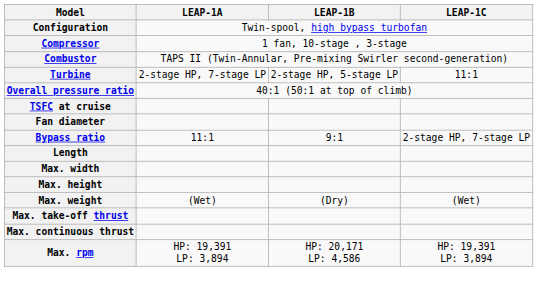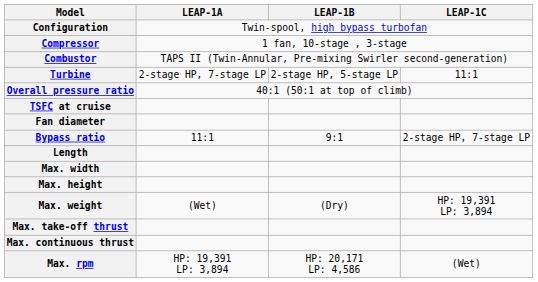(466, 200) (Wet) -> (466, 206) HP: 19,391 LP: 3,894
(466, 253) HP: 19,391 LP: 3,894 -> (466, 264) (Wet)
